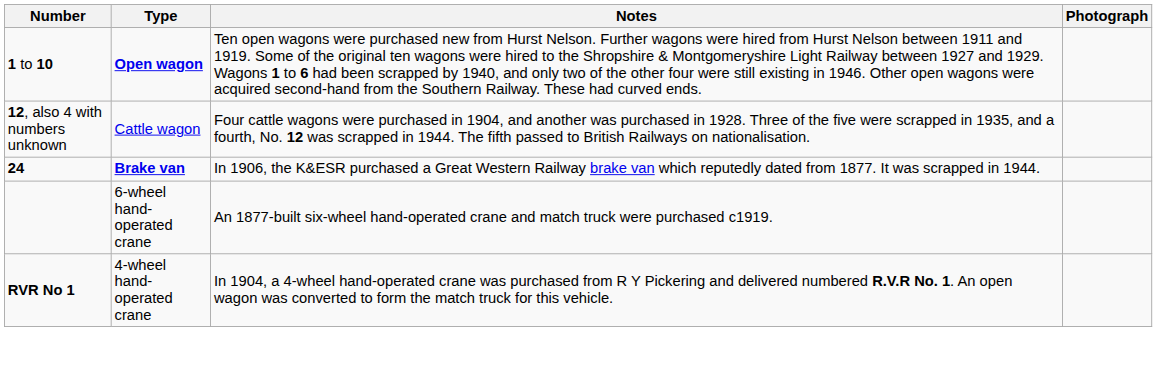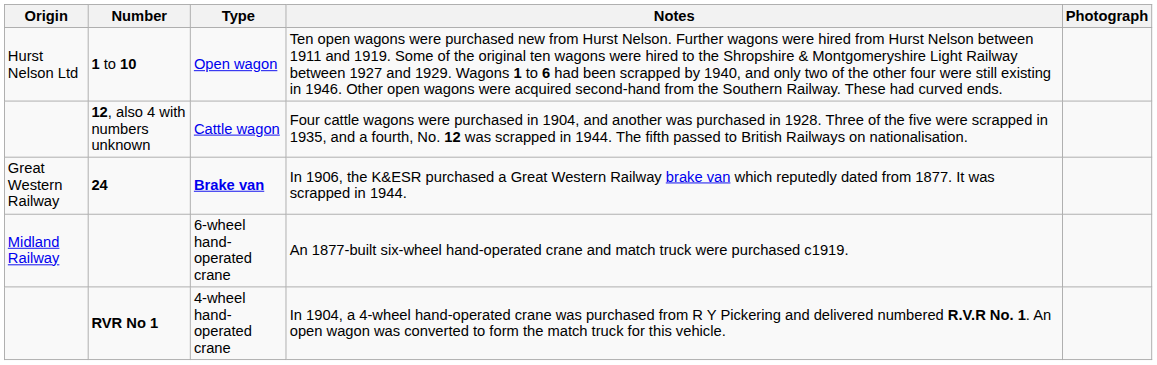+ column: (46, 16)
(159, 64) bold -> (236, 64) normal
